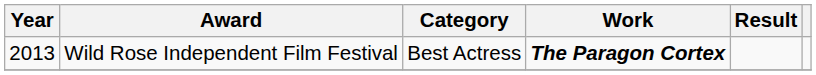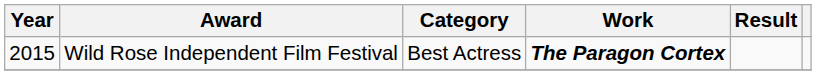(32, 53) 2013 -> (32, 53) 2015
